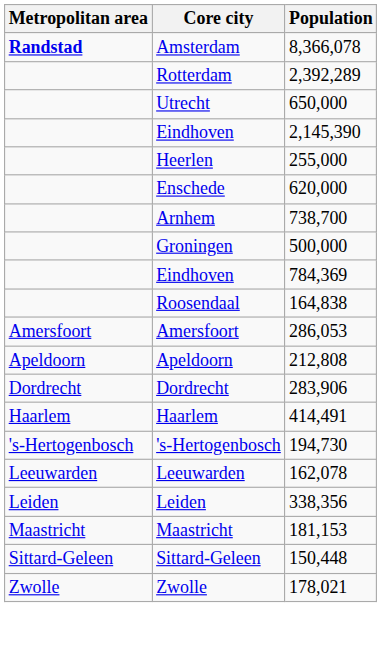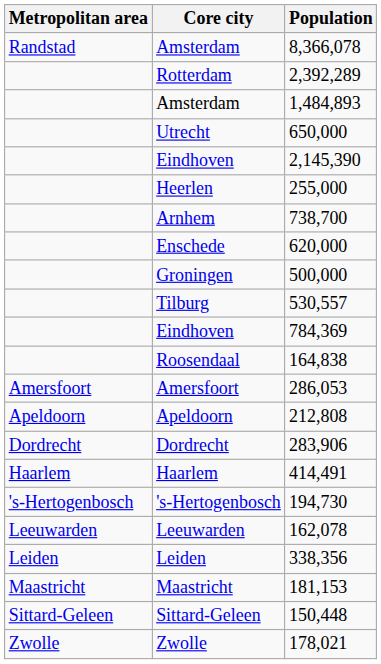(46, 47) bold -> (42, 47) normal
+ row: (198, 103)
rows swapped: (186, 217) <-> (190, 189)
+ row: (183, 302)
